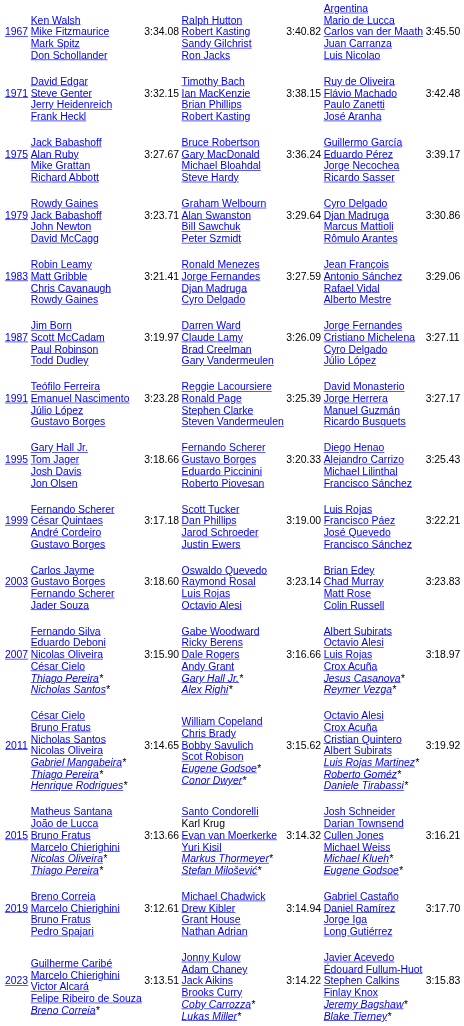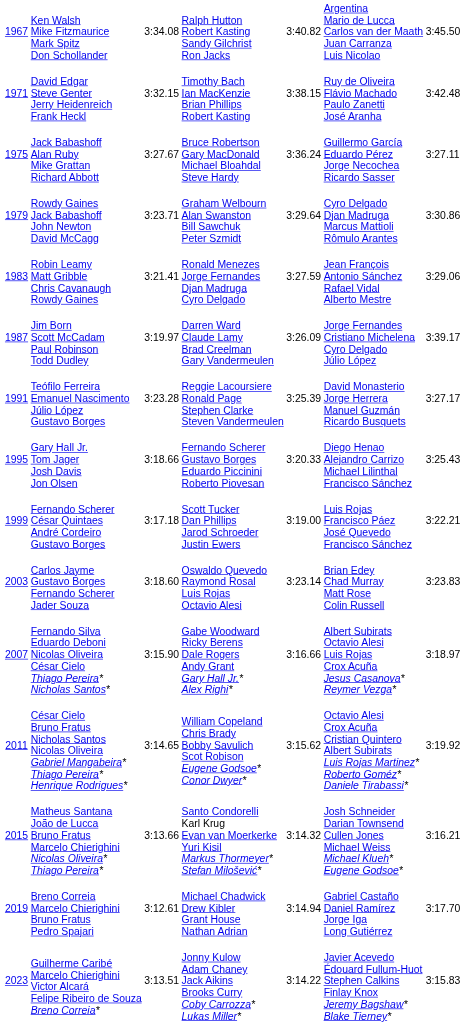(443, 154) 3:39.17 -> (443, 154) 3:27.11
(443, 337) 3:27.11 -> (443, 337) 3:39.17
